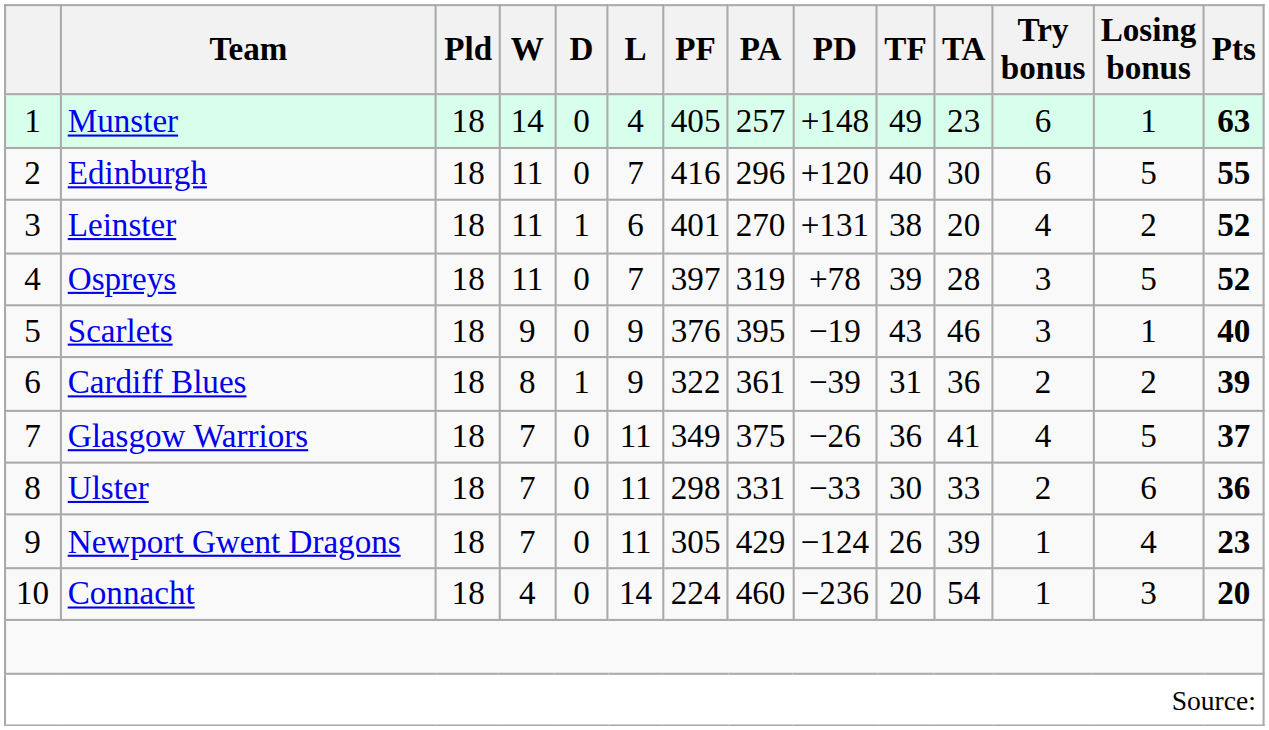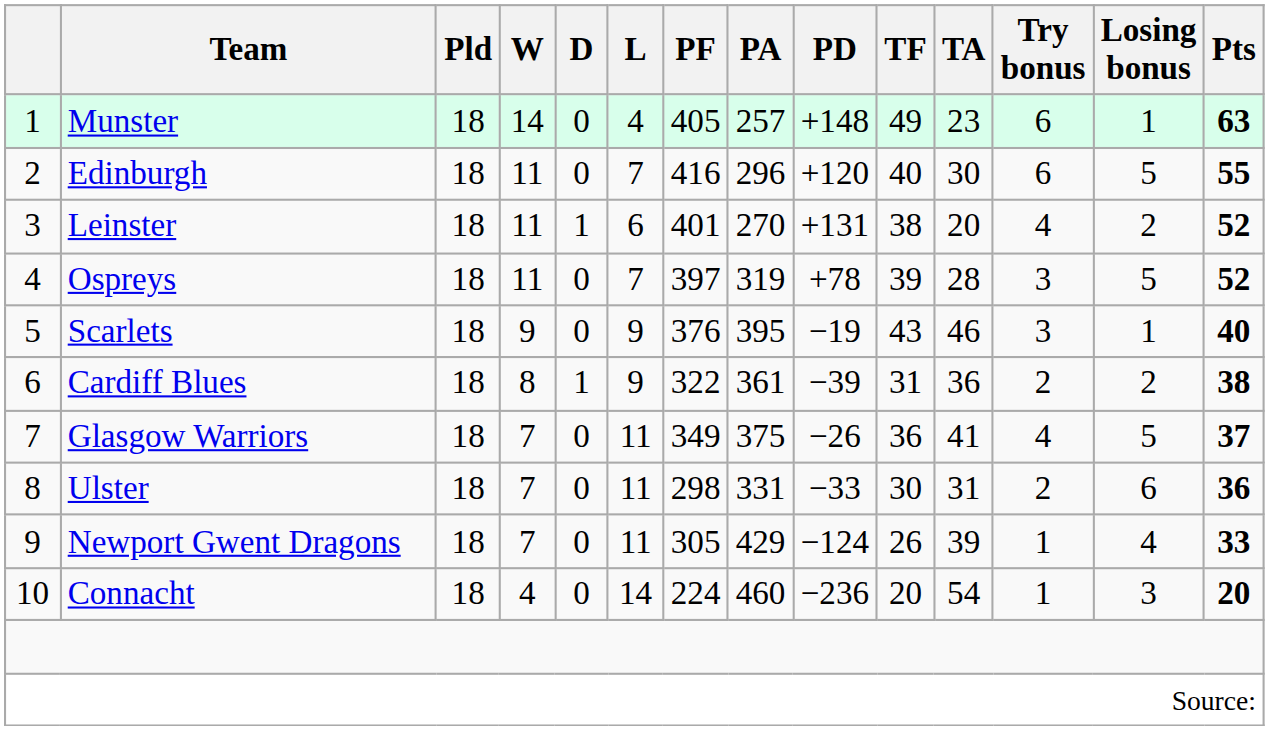(1234, 383) 39 -> (1234, 383) 38
(964, 488) 33 -> (964, 488) 31
(1234, 540) 23 -> (1234, 540) 33
